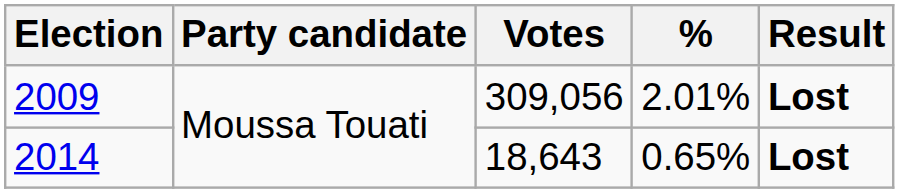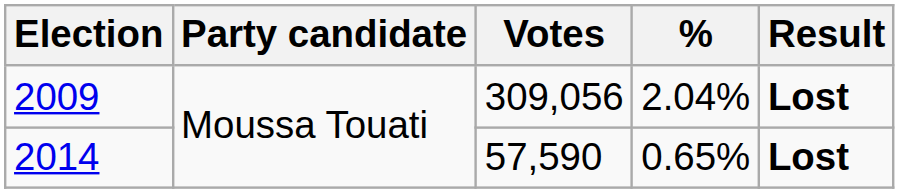(696, 95) 2.01% -> (696, 95) 2.04%
(544, 156) 18,643 -> (544, 156) 57,590
